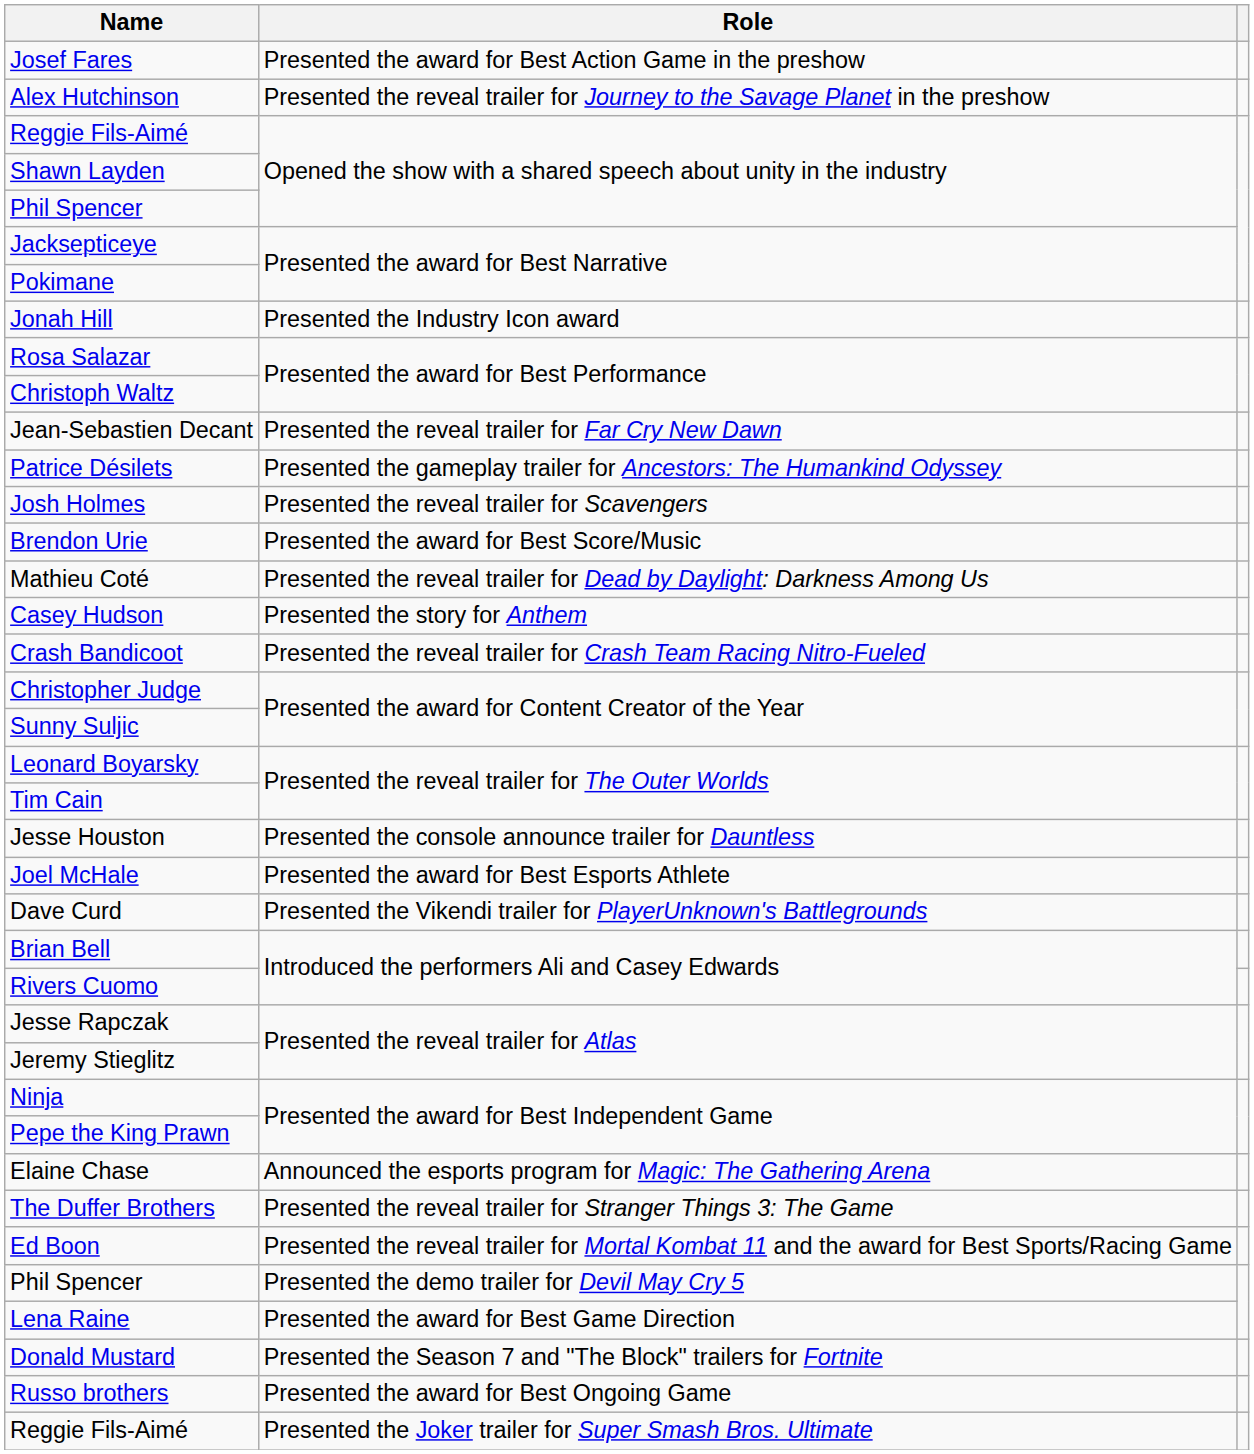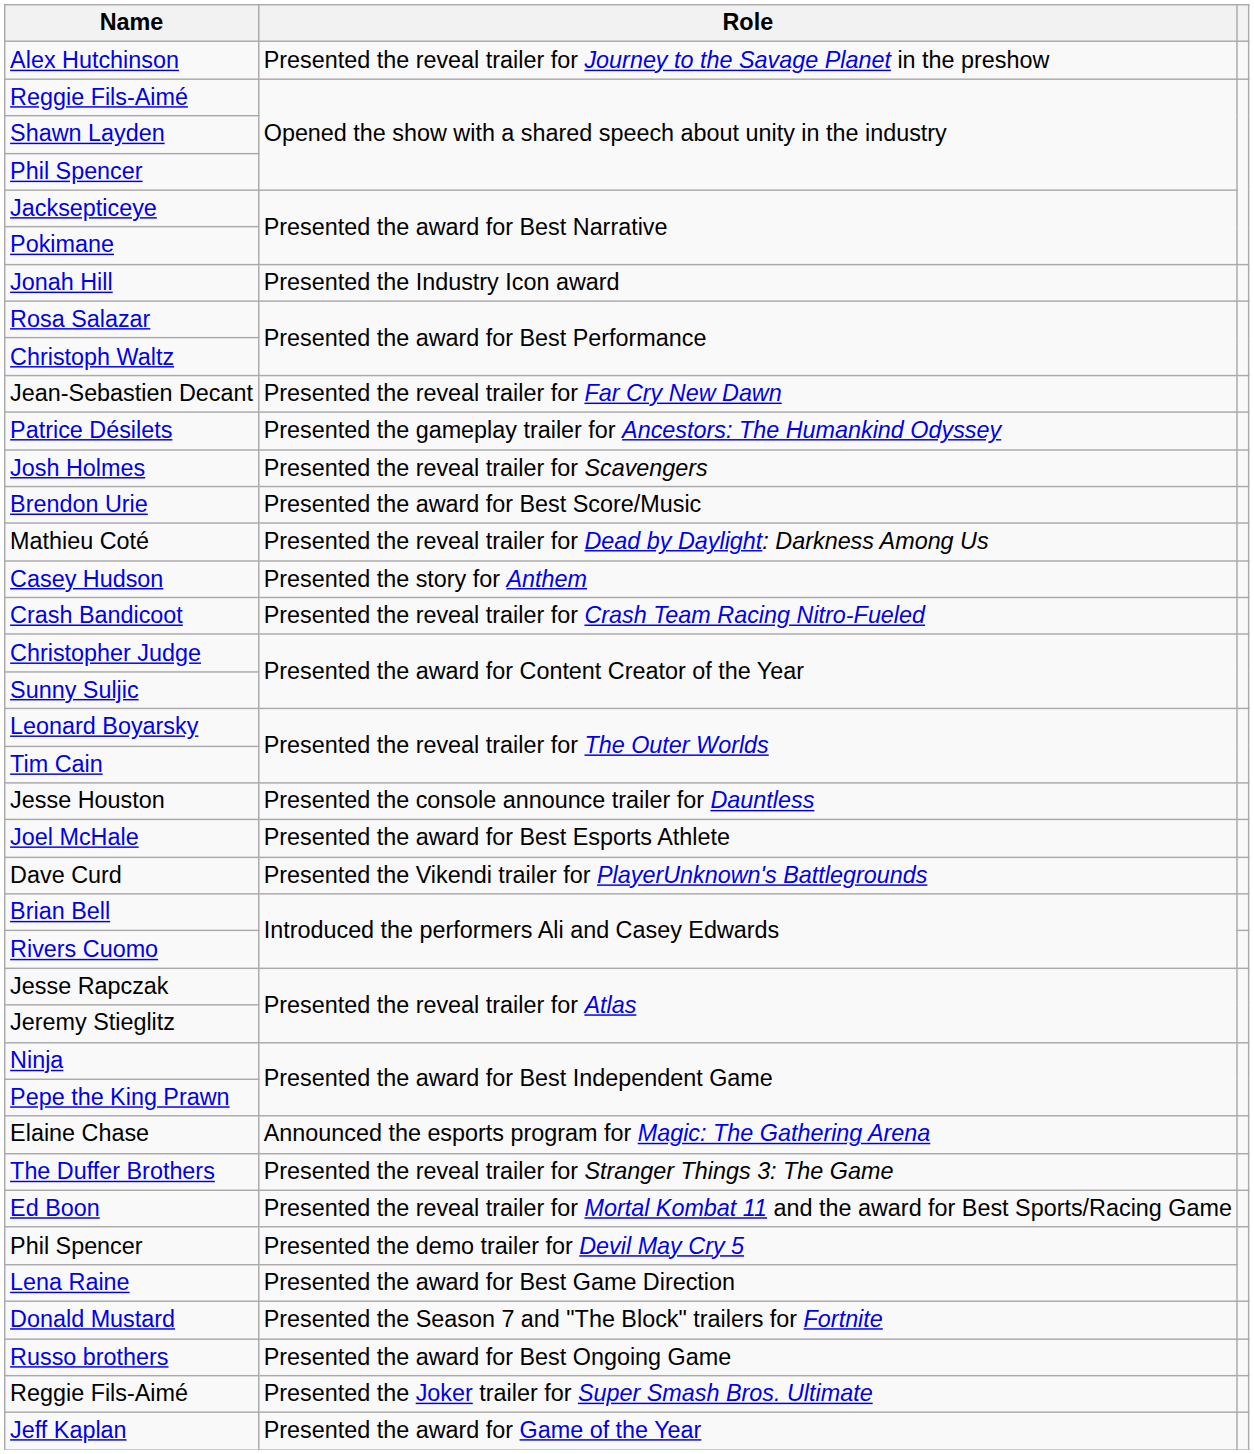- row: (71, 60)
+ row: (68, 1430)
